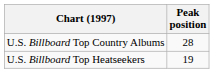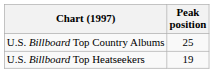(188, 42) 28 -> (188, 42) 25
